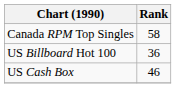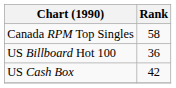(154, 72) 46 -> (154, 72) 42
